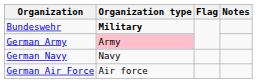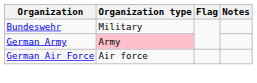(120, 27) bold -> (120, 27) normal
- row: (37, 56)
